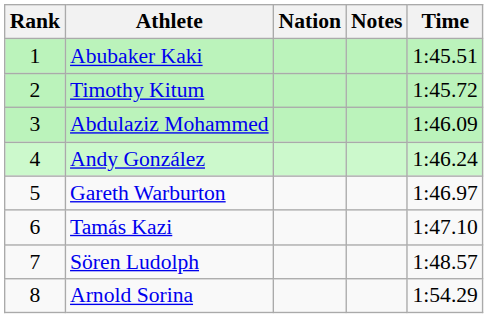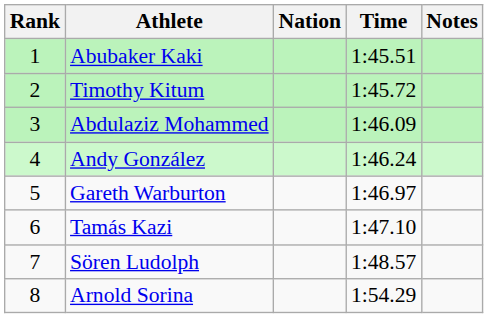columns swapped: (445, 21) <-> (377, 21)
